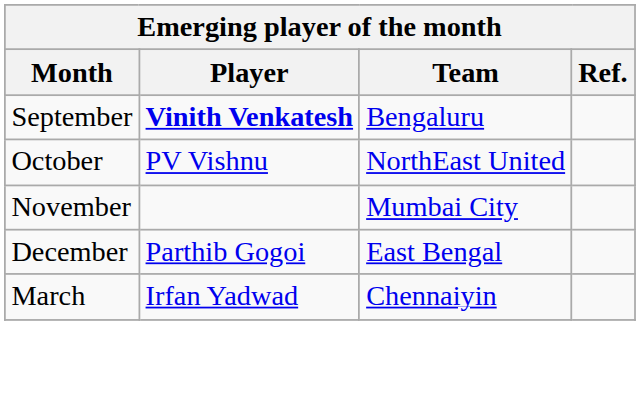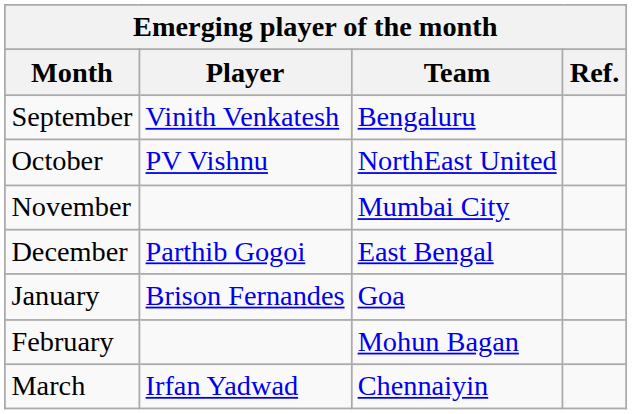(249, 116) bold -> (242, 116) normal
+ row: (55, 296)
+ row: (63, 341)
